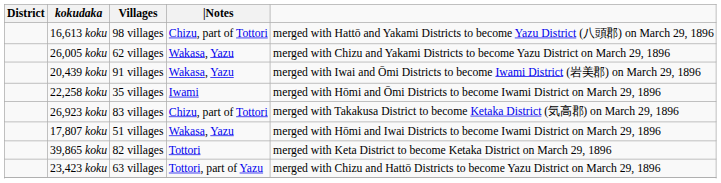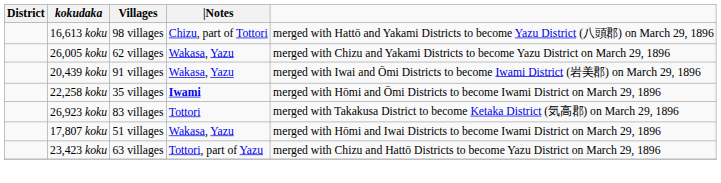(184, 92) normal -> (185, 92) bold
(218, 111) Chizu, part of Tottori -> (185, 111) Tottori
- row: (79, 149)
